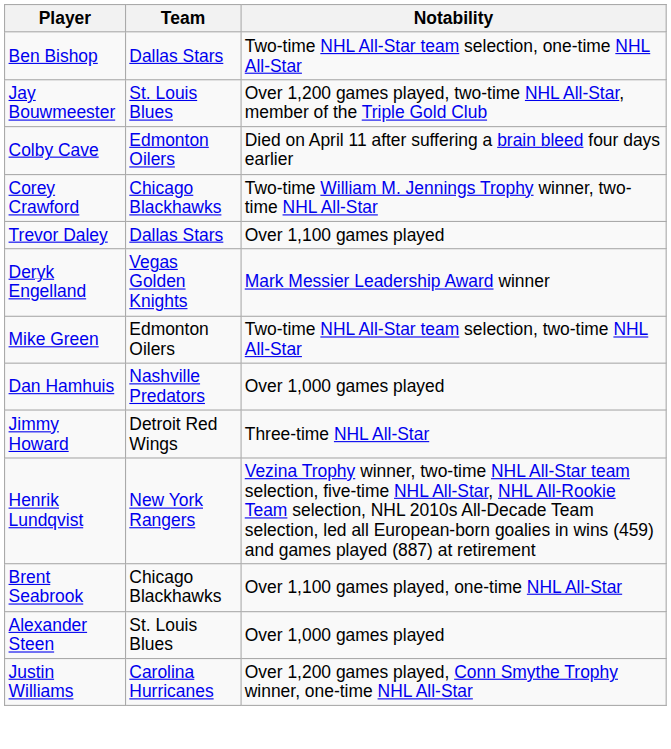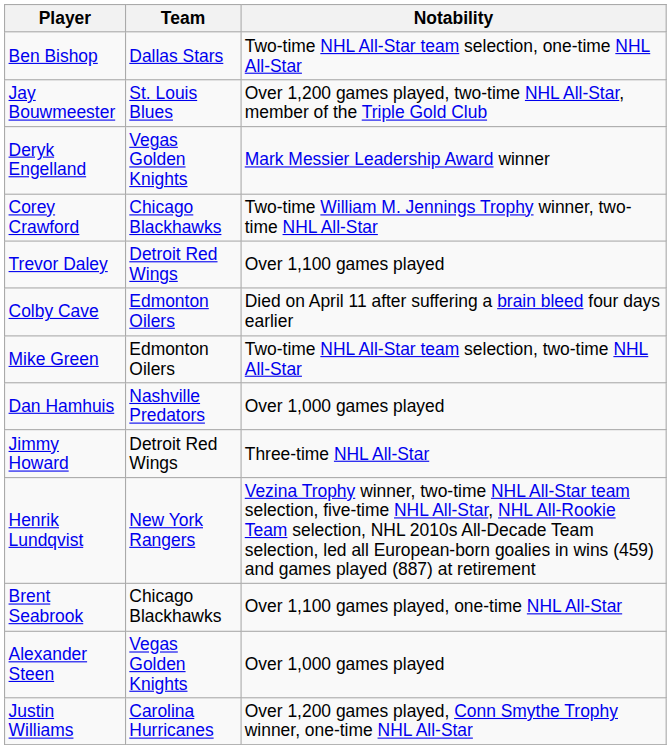rows swapped: (54, 150) <-> (47, 282)
(176, 235) Dallas Stars -> (173, 264) Detroit Red Wings
(163, 634) St. Louis Blues -> (158, 664) Vegas Golden Knights
